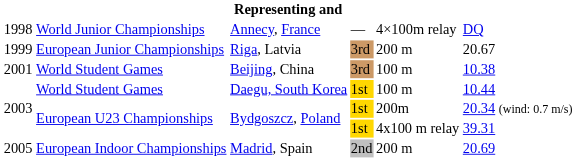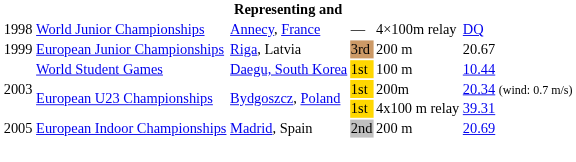- row: (18, 69)
